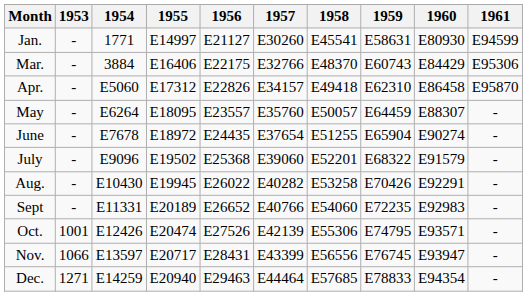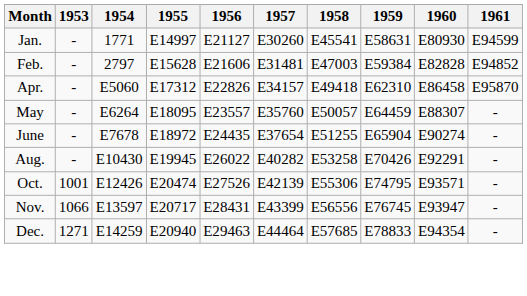+ row: (30, 64)
- row: (30, 64)
- row: (30, 159)
- row: (30, 207)
